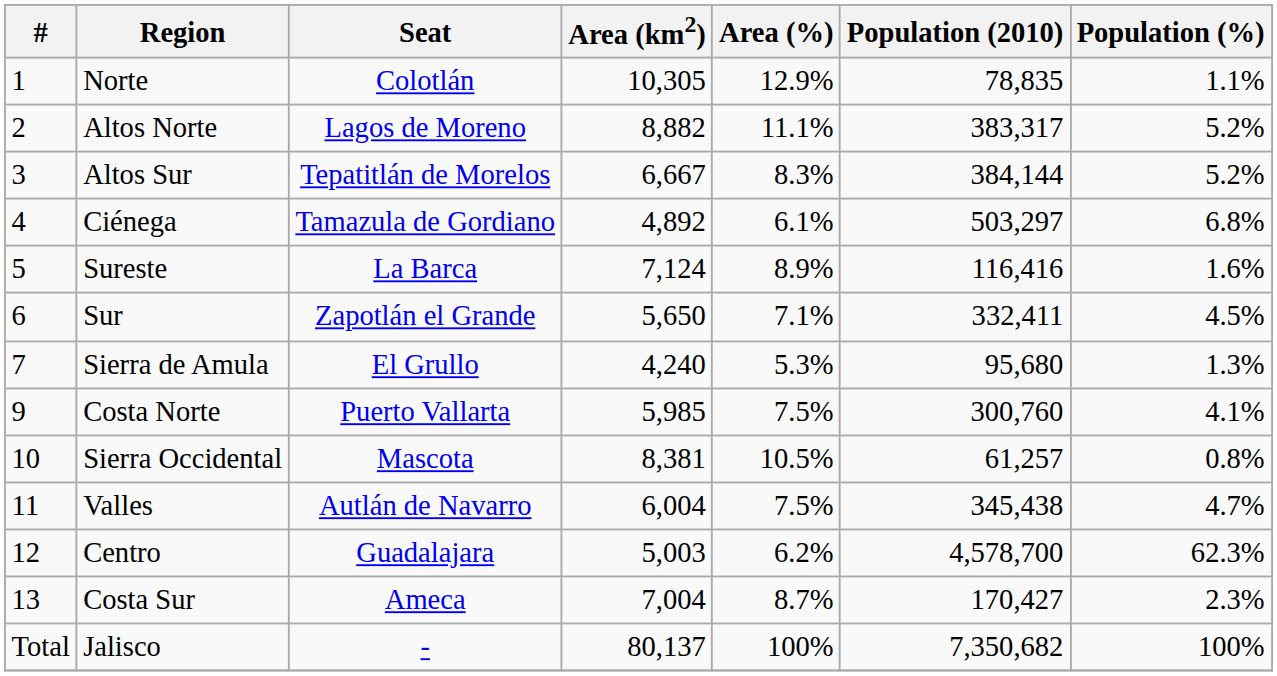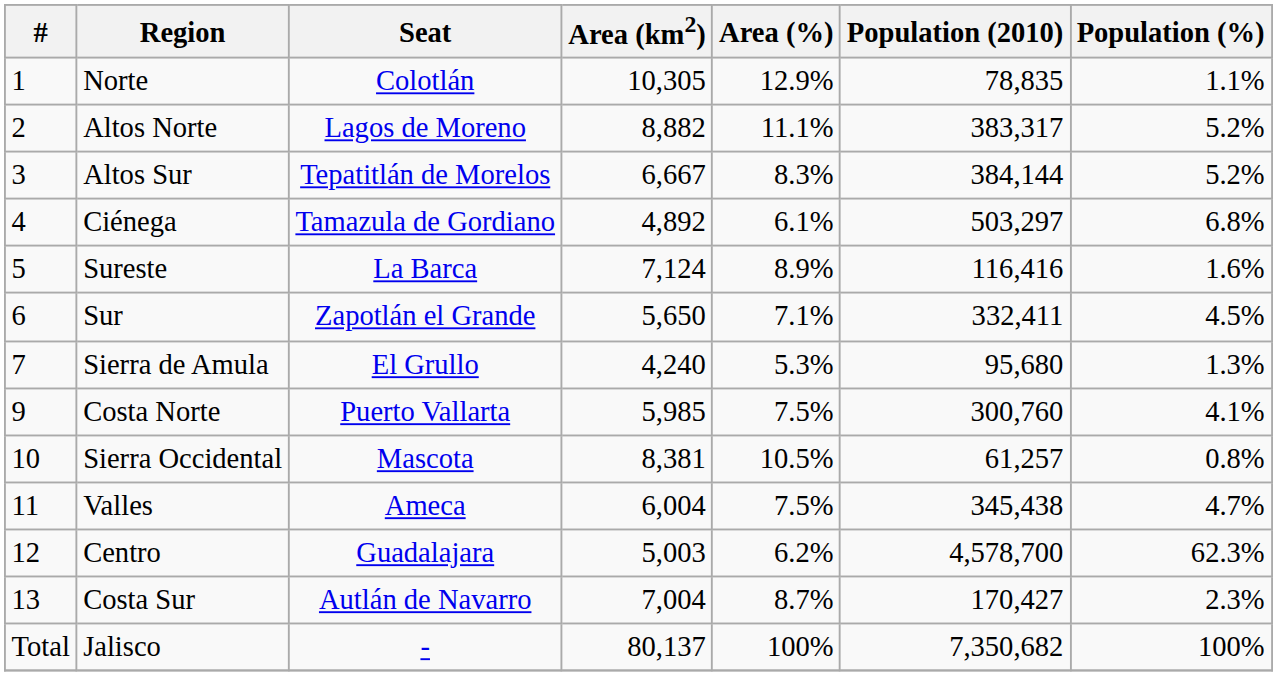(425, 505) Autlán de Navarro -> (425, 505) Ameca
(425, 599) Ameca -> (425, 599) Autlán de Navarro
